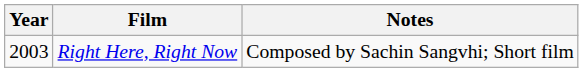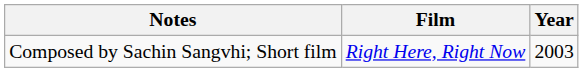columns swapped: (29, 20) <-> (410, 20)
